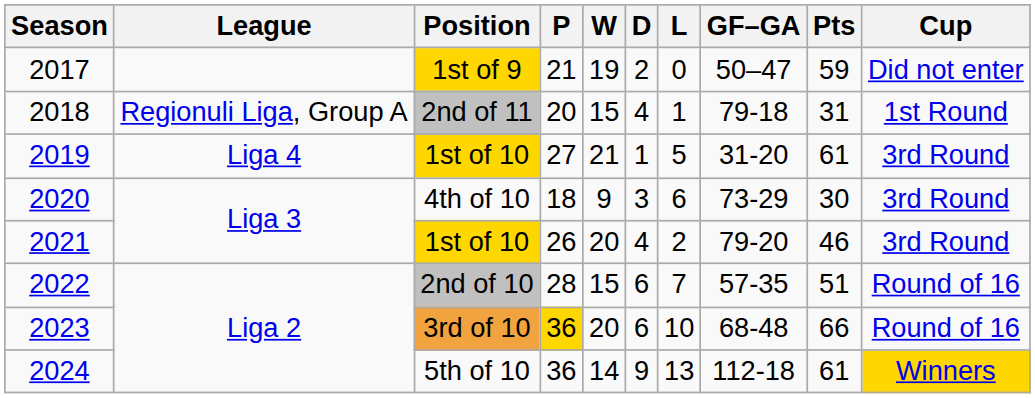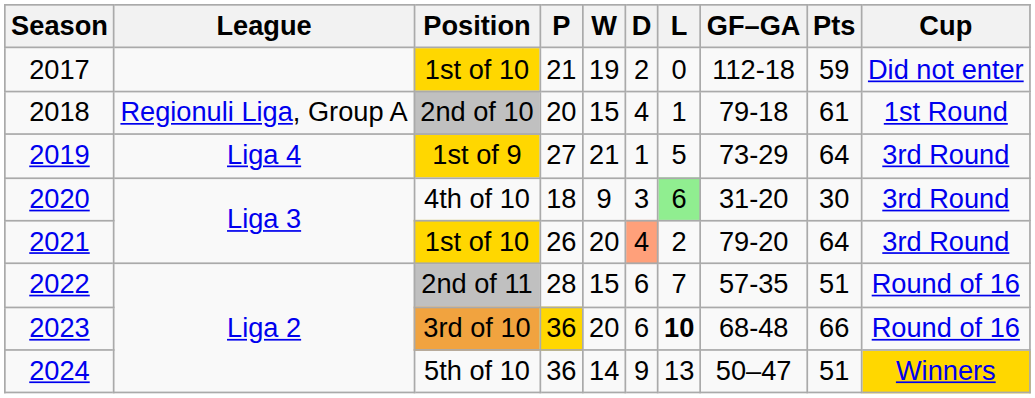(477, 69) 1st of 9 -> (477, 69) 1st of 10
(754, 69) 50–47 -> (754, 69) 112-18
(477, 112) 2nd of 11 -> (477, 112) 2nd of 10
(834, 112) 31 -> (834, 112) 61
(477, 155) 1st of 10 -> (477, 155) 1st of 9
(754, 155) 31-20 -> (754, 155) 73-29
(834, 155) 61 -> (834, 155) 64
(679, 198) no background -> (679, 198) lightgreen background
(754, 198) 73-29 -> (754, 198) 31-20
(642, 241) no background -> (642, 241) lightsalmon background
(834, 241) 46 -> (834, 241) 64
(477, 284) 2nd of 10 -> (477, 284) 2nd of 11
(679, 328) normal -> (679, 328) bold
(754, 371) 112-18 -> (754, 371) 50–47
(834, 371) 61 -> (834, 371) 51
